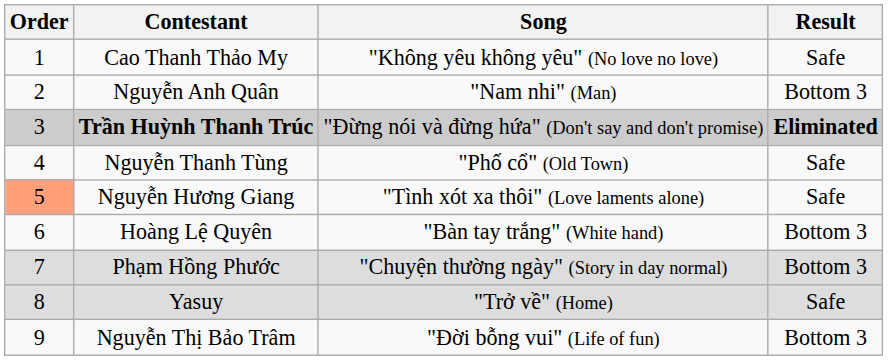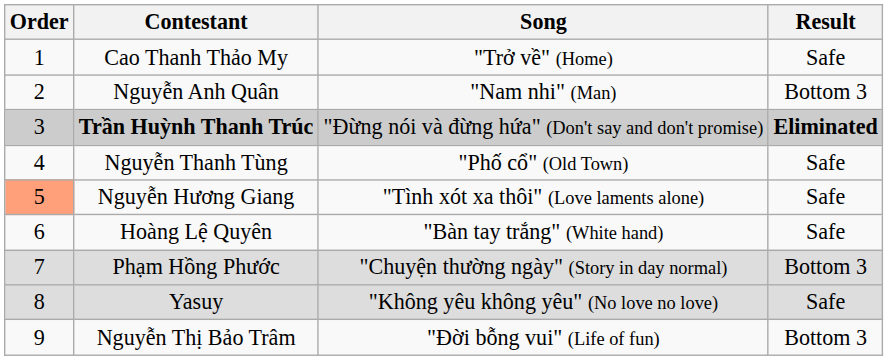(543, 57) "Không yêu không yêu" (No love no love) -> (543, 57) "Trở về" (Home)
(826, 232) Bottom 3 -> (826, 232) Safe
(543, 302) "Trở về" (Home) -> (543, 302) "Không yêu không yêu" (No love no love)
